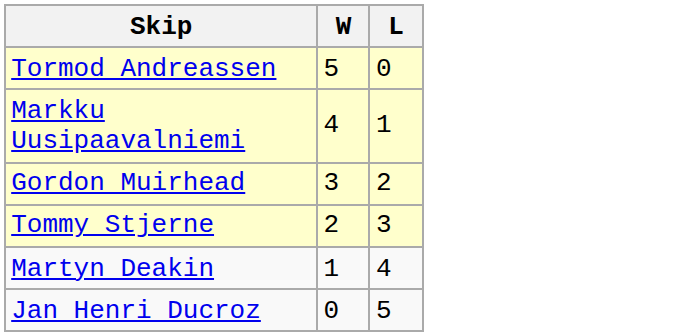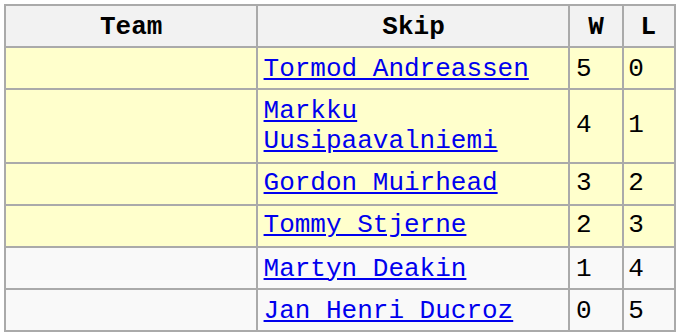+ column: (131, 26)
